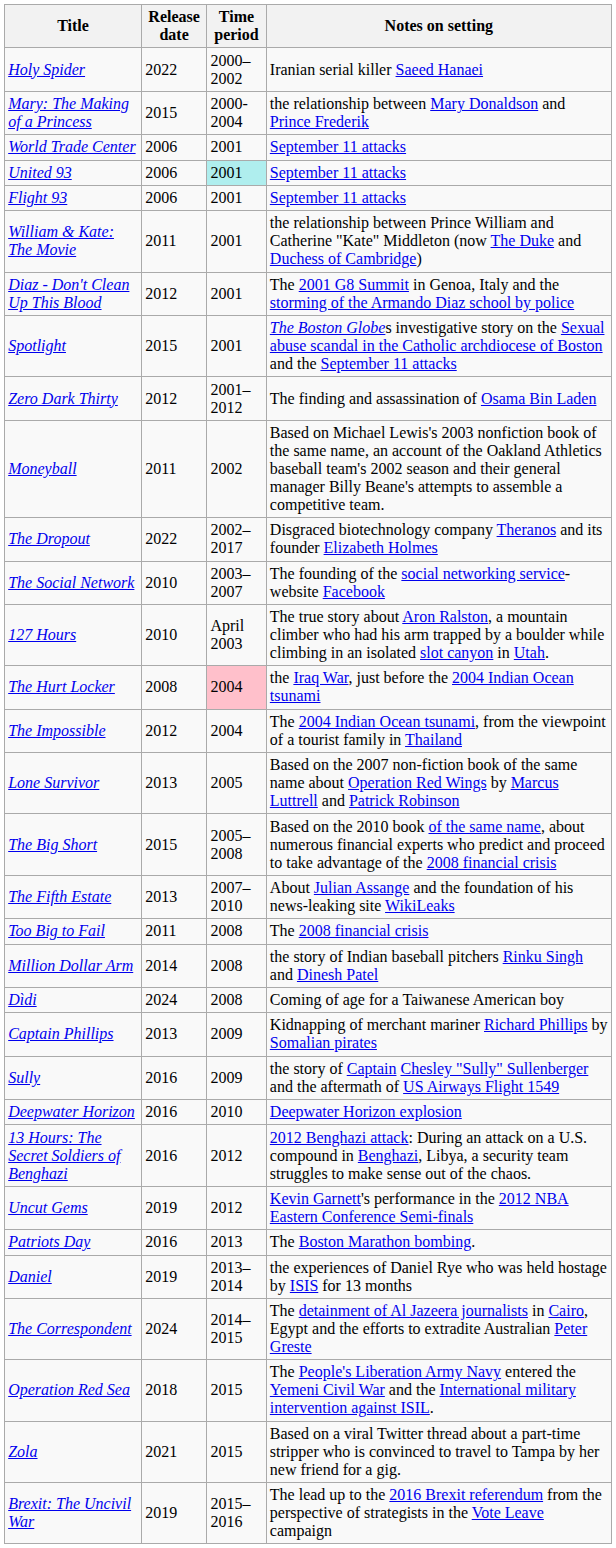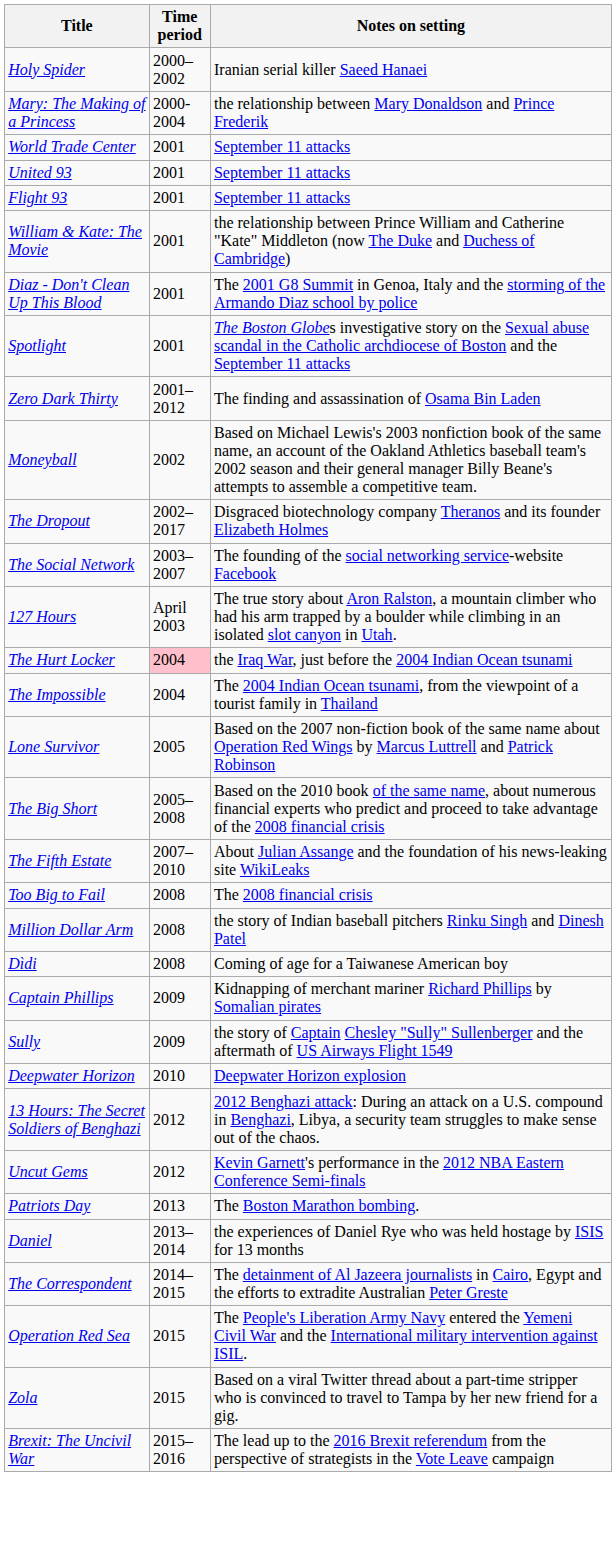- column: (174, 26)
(226, 172) paleturquoise background -> (169, 172) no background
